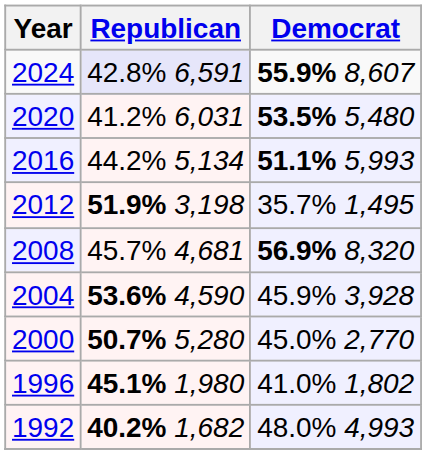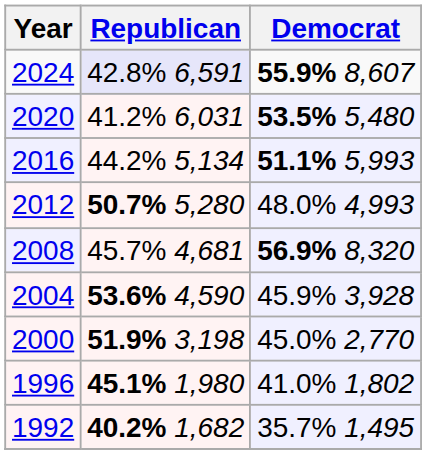(166, 205) 51.9% 3,198 -> (166, 205) 50.7% 5,280
(336, 205) 35.7% 1,495 -> (336, 205) 48.0% 4,993
(166, 338) 50.7% 5,280 -> (166, 338) 51.9% 3,198
(336, 426) 48.0% 4,993 -> (336, 426) 35.7% 1,495
